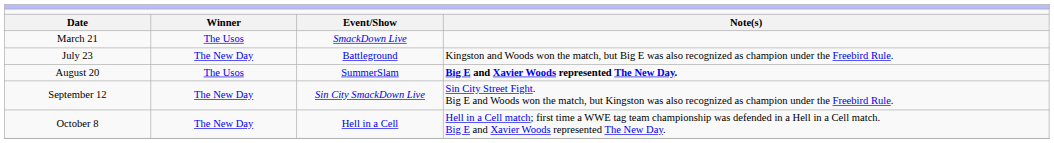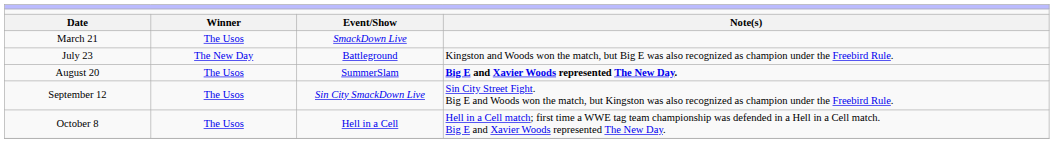(224, 95) The New Day -> (224, 95) The Usos
(224, 124) The New Day -> (224, 124) The Usos
